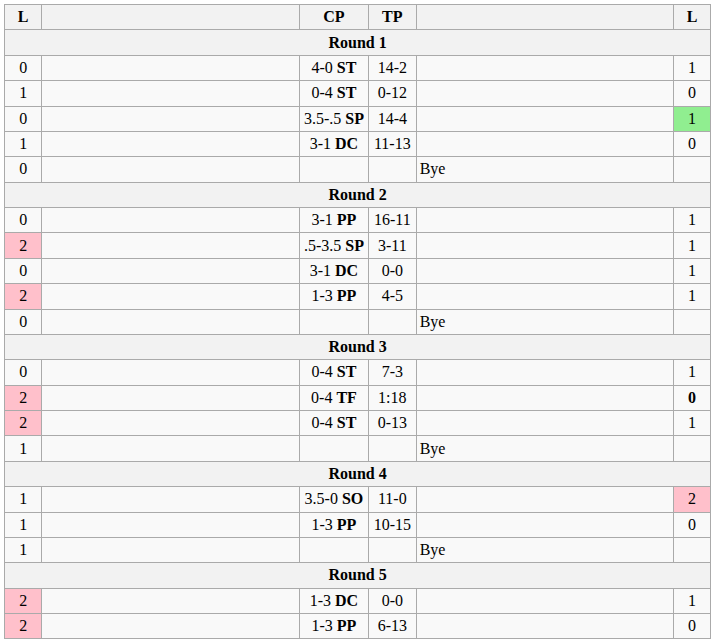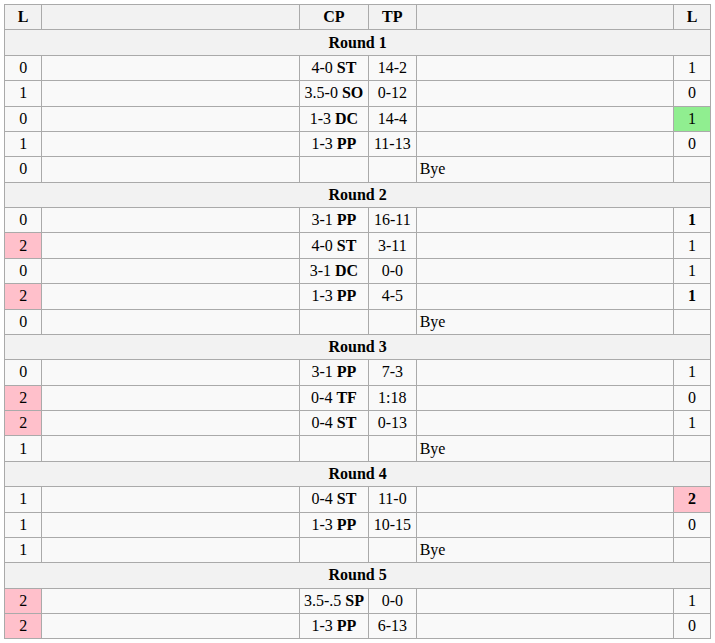(334, 93) 0-4 ST -> (334, 93) 3.5-0 SO
(334, 118) 3.5-.5 SP -> (334, 118) 1-3 DC
(334, 144) 3-1 DC -> (334, 144) 1-3 PP
(692, 220) normal -> (692, 220) bold
(334, 245) .5-3.5 SP -> (334, 245) 4-0 ST
(692, 296) normal -> (692, 296) bold
(334, 372) 0-4 ST -> (334, 372) 3-1 PP
(692, 397) bold -> (692, 397) normal
(334, 499) 3.5-0 SO -> (334, 499) 0-4 ST
(692, 499) normal -> (692, 499) bold
(334, 600) 1-3 DC -> (334, 600) 3.5-.5 SP
